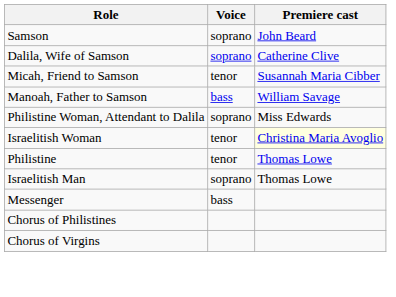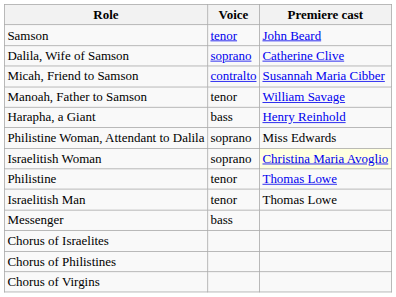(231, 35) soprano -> (224, 35) tenor
(224, 76) tenor -> (233, 76) contralto
(222, 96) bass -> (224, 96) tenor
+ row: (51, 117)
(224, 138) tenor -> (231, 158) soprano
(231, 179) soprano -> (224, 199) tenor
+ row: (58, 240)
